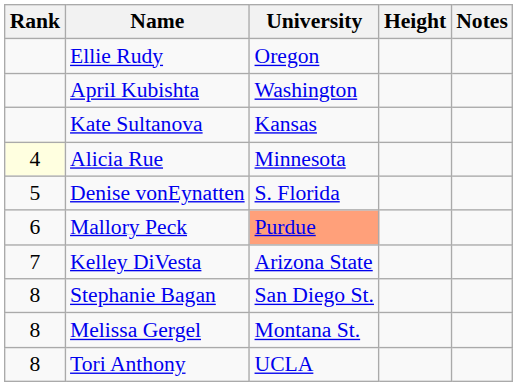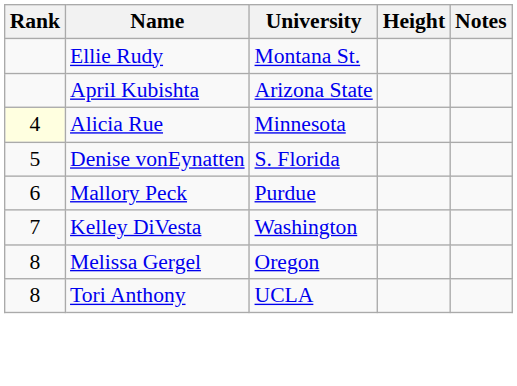(287, 55) Oregon -> (307, 55) Montana St.
(306, 90) Washington -> (314, 90) Arizona State
- row: (136, 124)
(285, 227) lightsalmon background -> (285, 192) no background
(314, 261) Arizona State -> (306, 227) Washington
- row: (143, 295)
(307, 329) Montana St. -> (287, 261) Oregon
